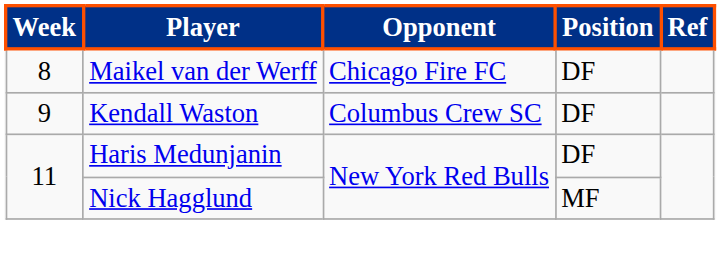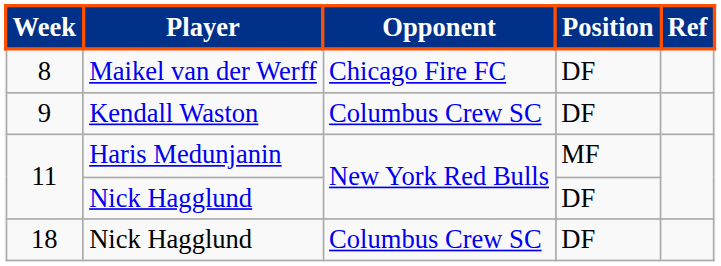(578, 155) DF -> (580, 155) MF
(580, 197) MF -> (578, 197) DF
+ row: (44, 239)
